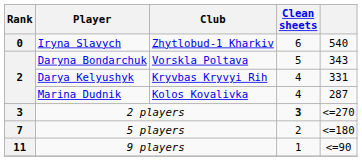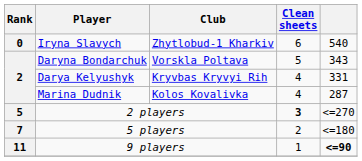(20, 112) 3 -> (20, 112) 5
(339, 147) normal -> (339, 147) bold
